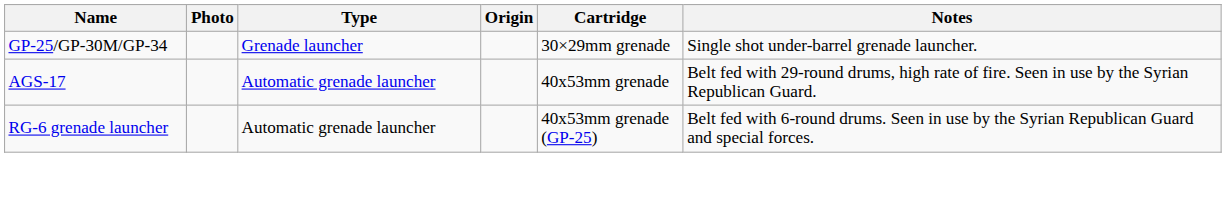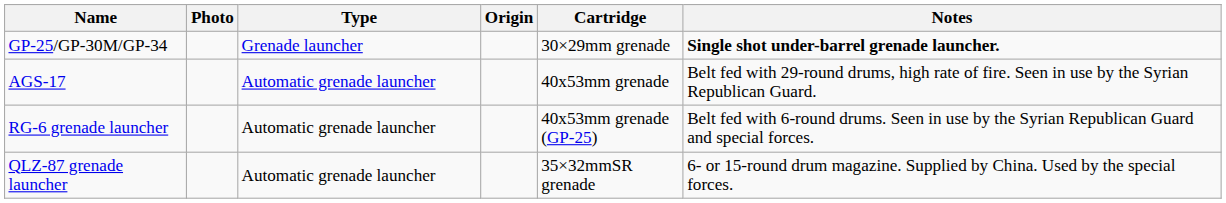(832, 45) normal -> (843, 45) bold
+ row: (66, 174)
